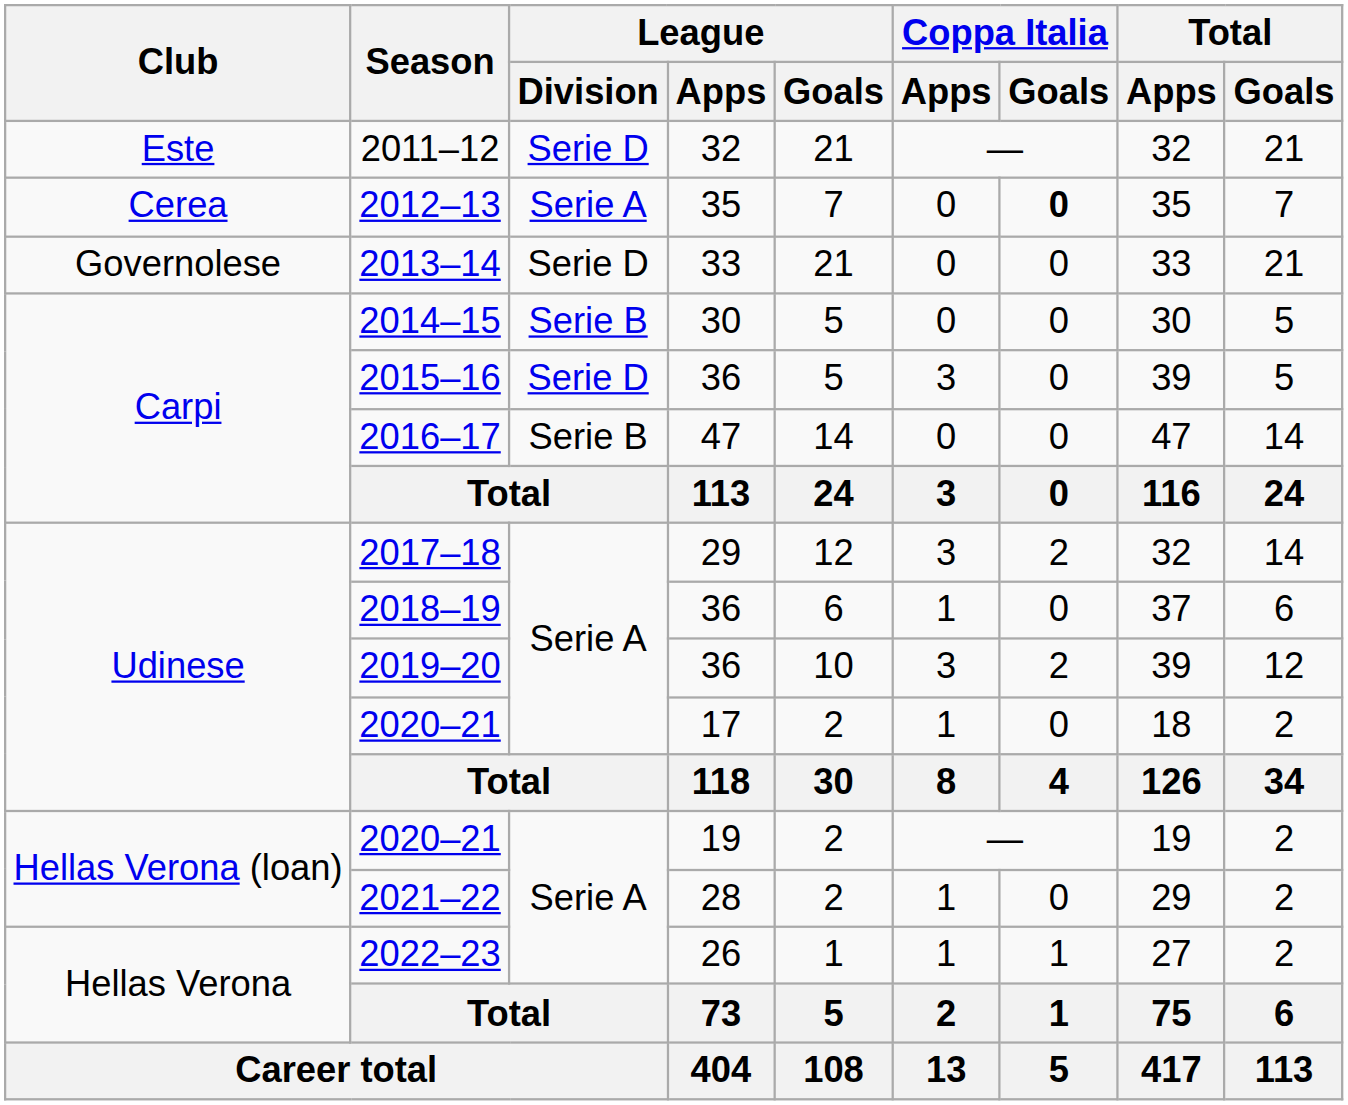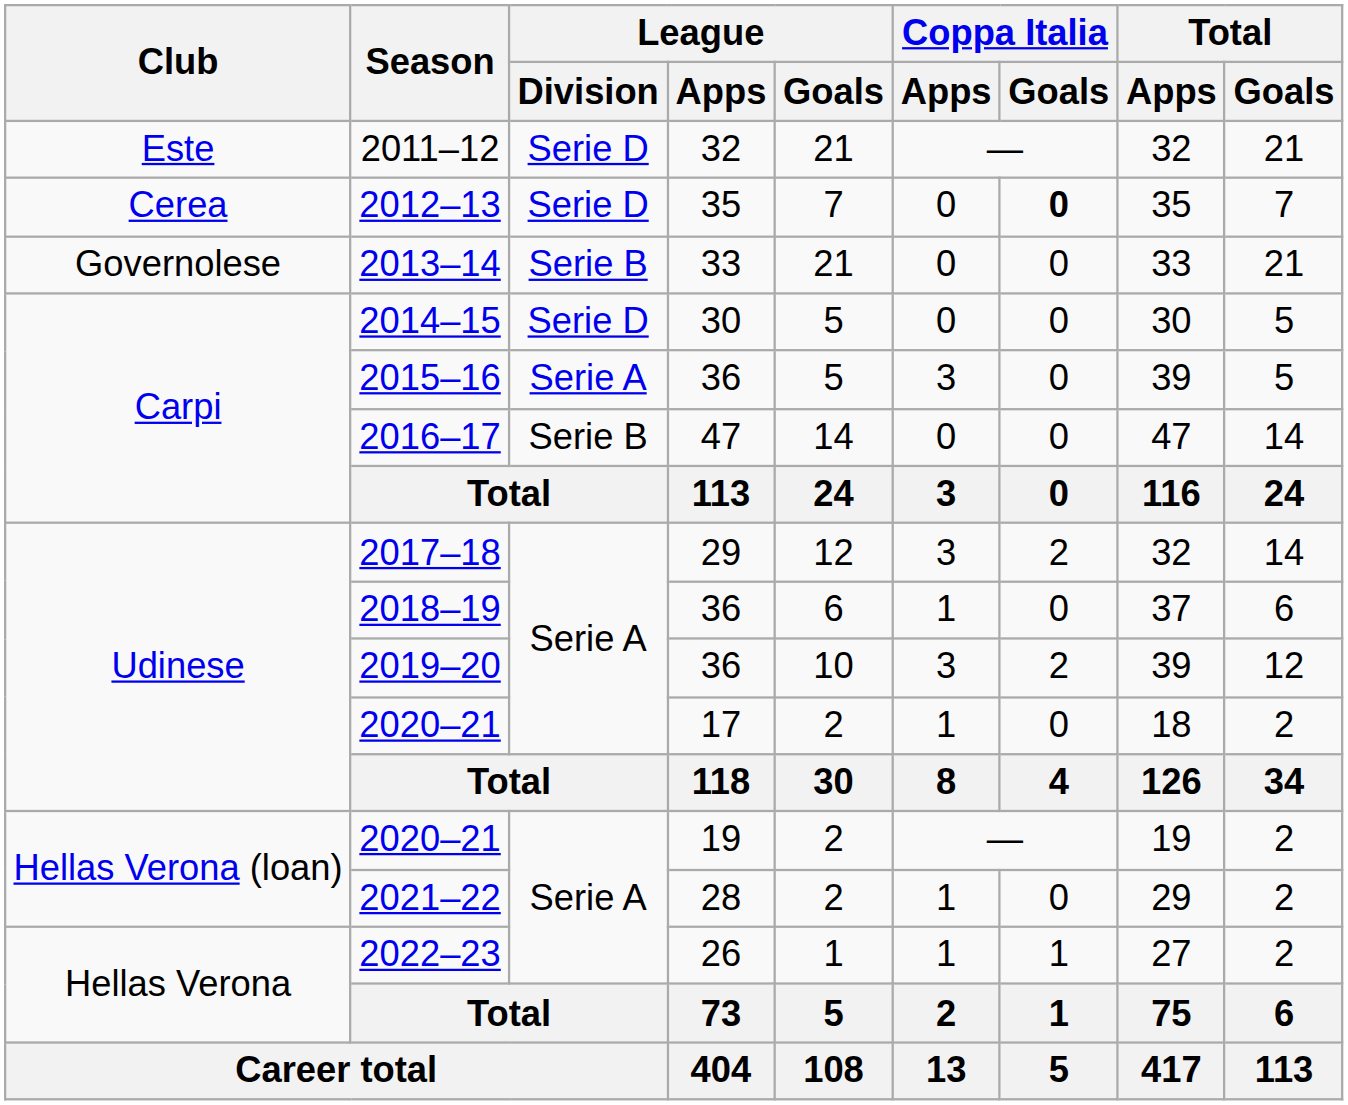(588, 206) Serie A -> (588, 206) Serie D
(588, 263) Serie D -> (588, 263) Serie B
(588, 321) Serie B -> (588, 321) Serie D
(588, 378) Serie D -> (588, 378) Serie A
